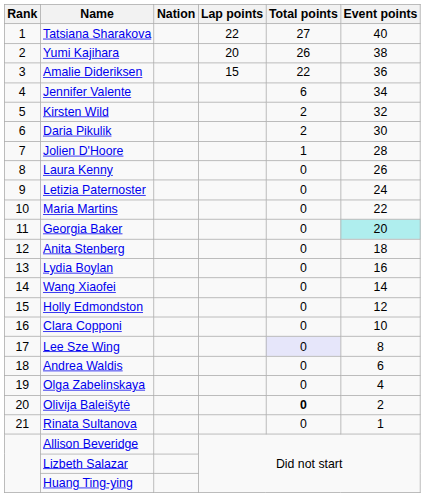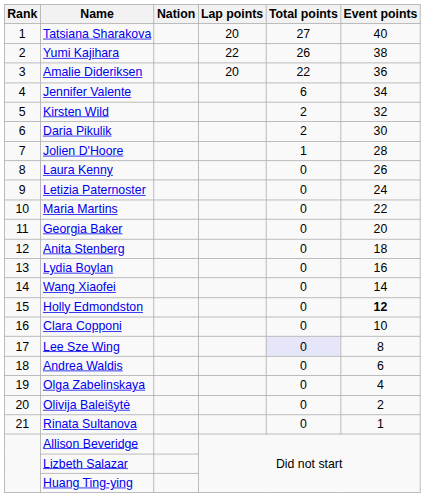(232, 33) 22 -> (232, 33) 20
(232, 53) 20 -> (232, 53) 22
(232, 72) 15 -> (232, 72) 20
(380, 229) paleturquoise background -> (380, 229) no background
(380, 307) normal -> (380, 307) bold
(303, 405) bold -> (303, 405) normal
